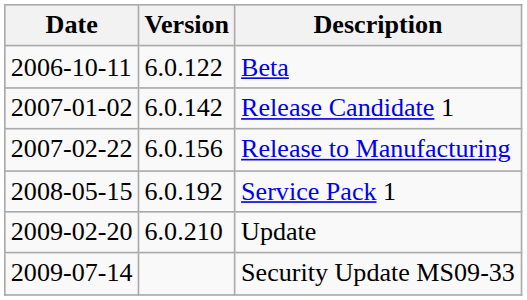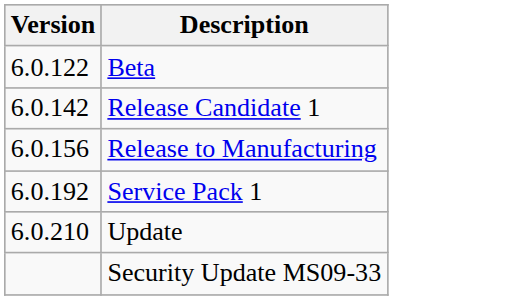- column: (72, 25)
